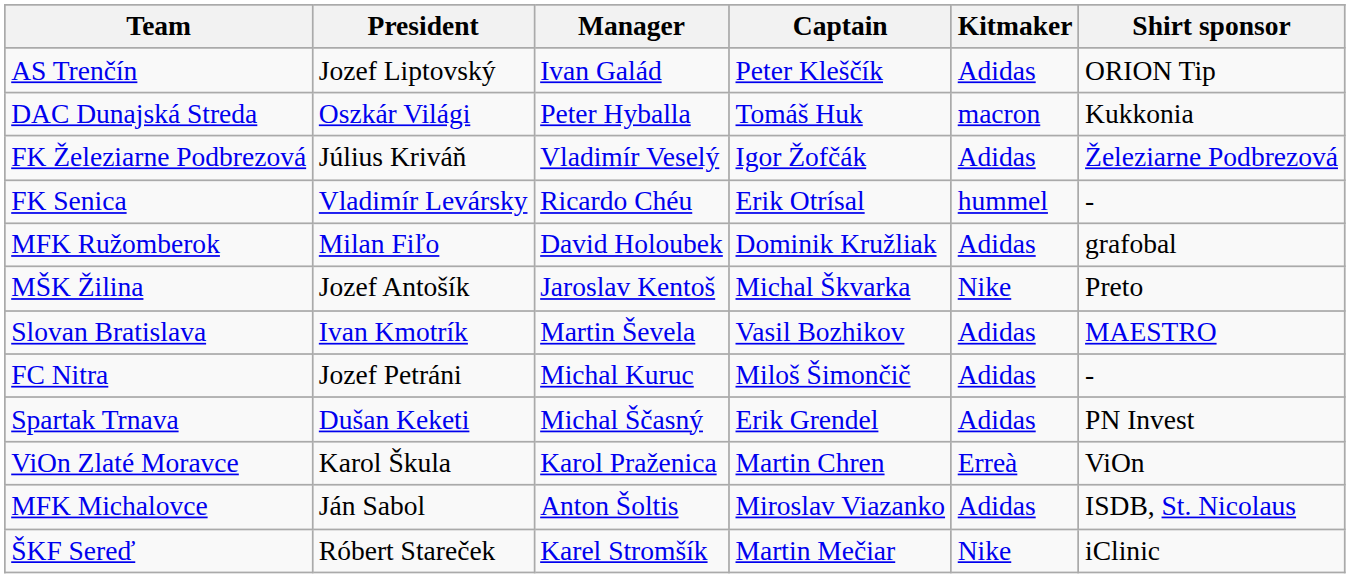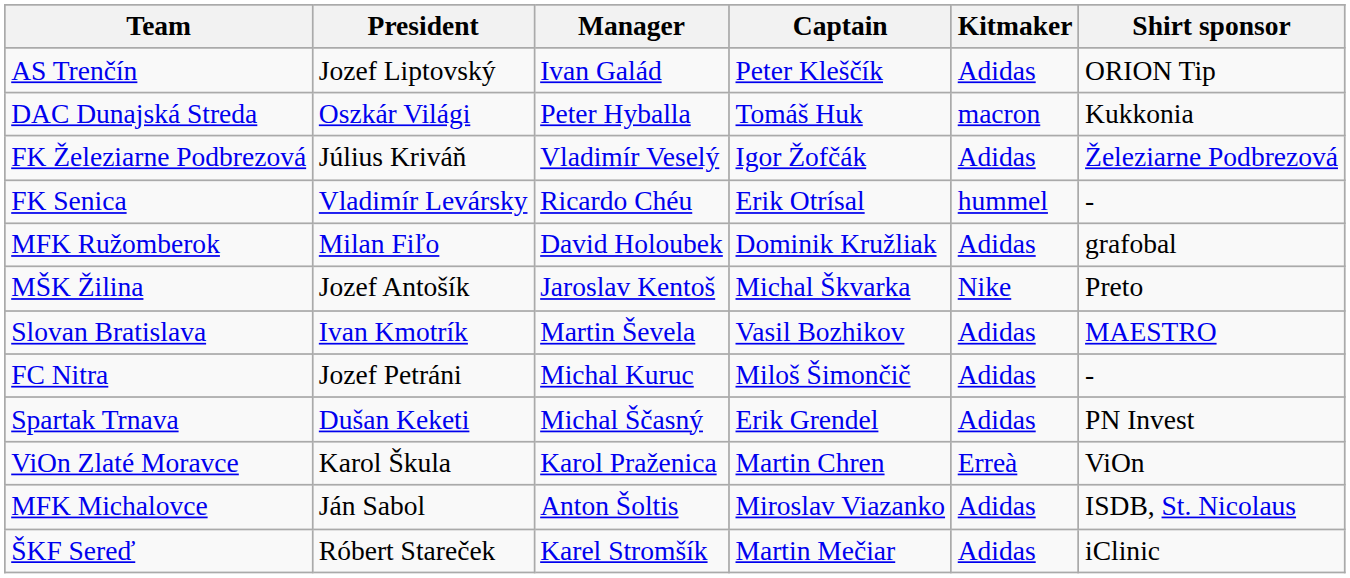(984, 550) Nike -> (997, 550) Adidas
